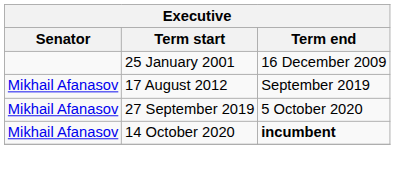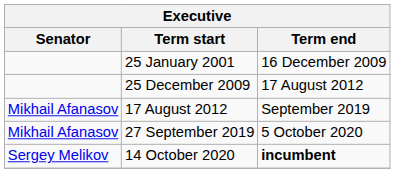+ row: (188, 86)
(63, 132) Mikhail Afanasov -> (58, 156) Sergey Melikov
